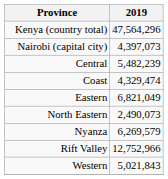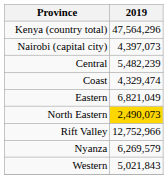(139, 115) no background -> (139, 115) gold background
rows swapped: (91, 132) <-> (84, 149)
